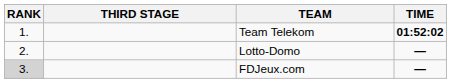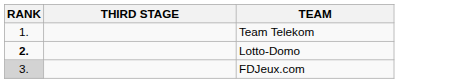- column: (420, 14)
(24, 51) normal -> (24, 51) bold
